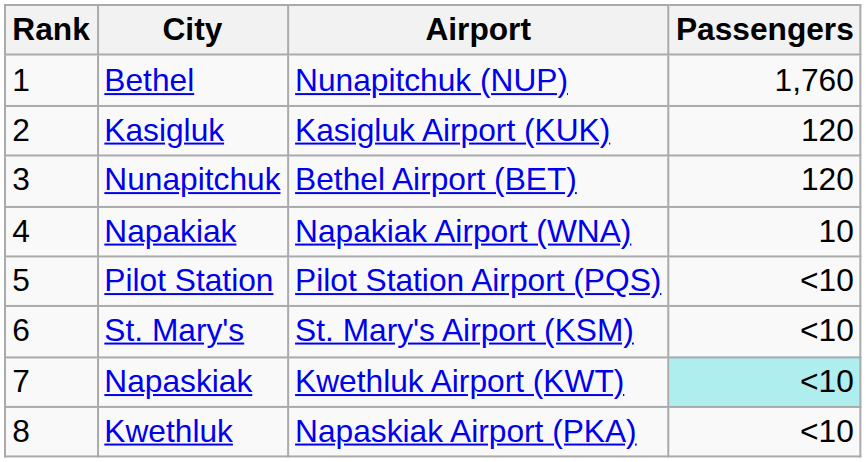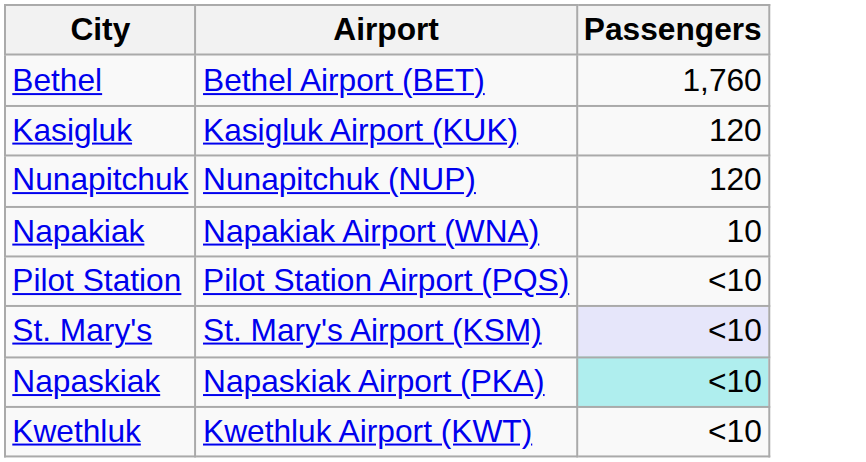- column: (51, 29)
(432, 79) Nunapitchuk (NUP) -> (344, 79) Bethel Airport (BET)
(436, 180) Bethel Airport (BET) -> (339, 180) Nunapitchuk (NUP)
(827, 331) no background -> (735, 331) lavender background
(460, 381) Kwethluk Airport (KWT) -> (374, 381) Napaskiak Airport (PKA)
(466, 431) Napaskiak Airport (PKA) -> (368, 431) Kwethluk Airport (KWT)
